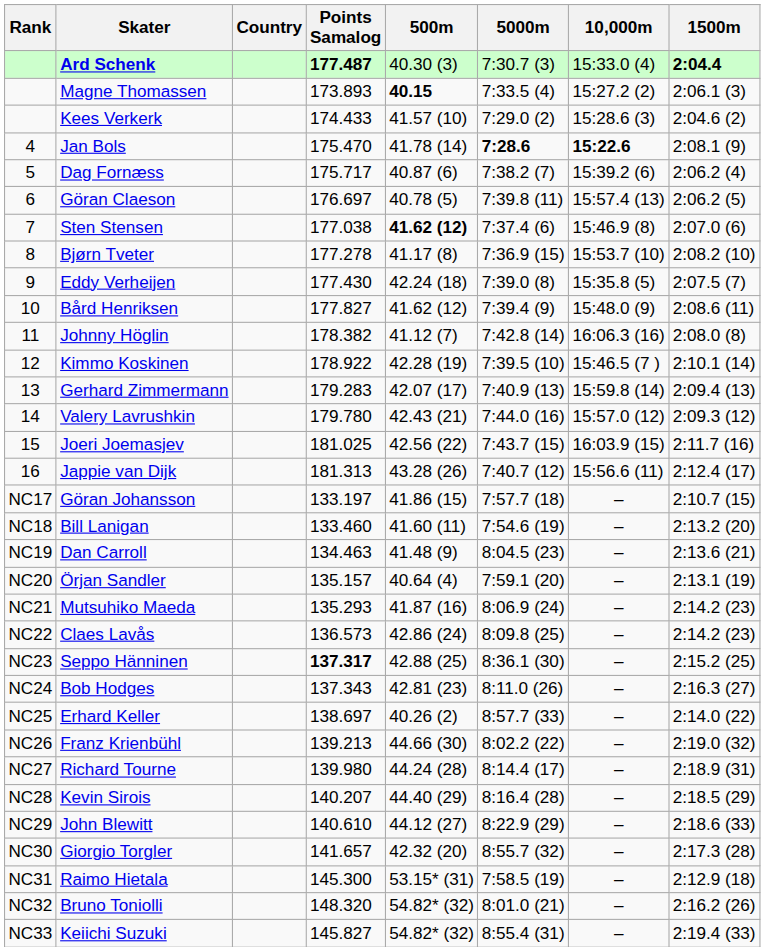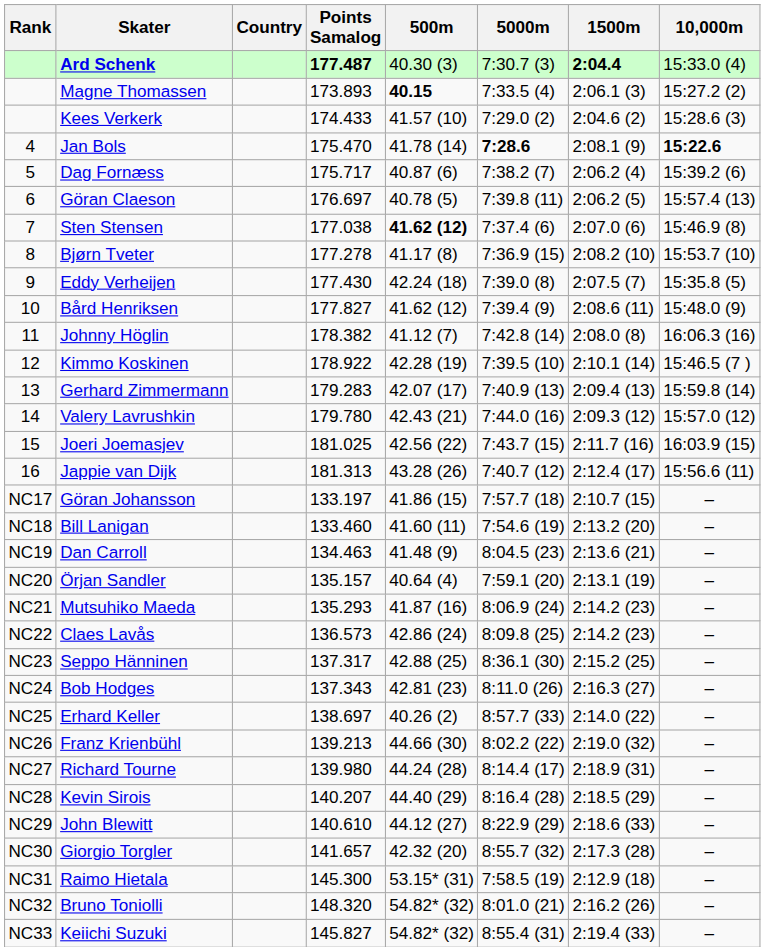columns swapped: (714, 27) <-> (619, 27)
(341, 661) bold -> (341, 661) normal
